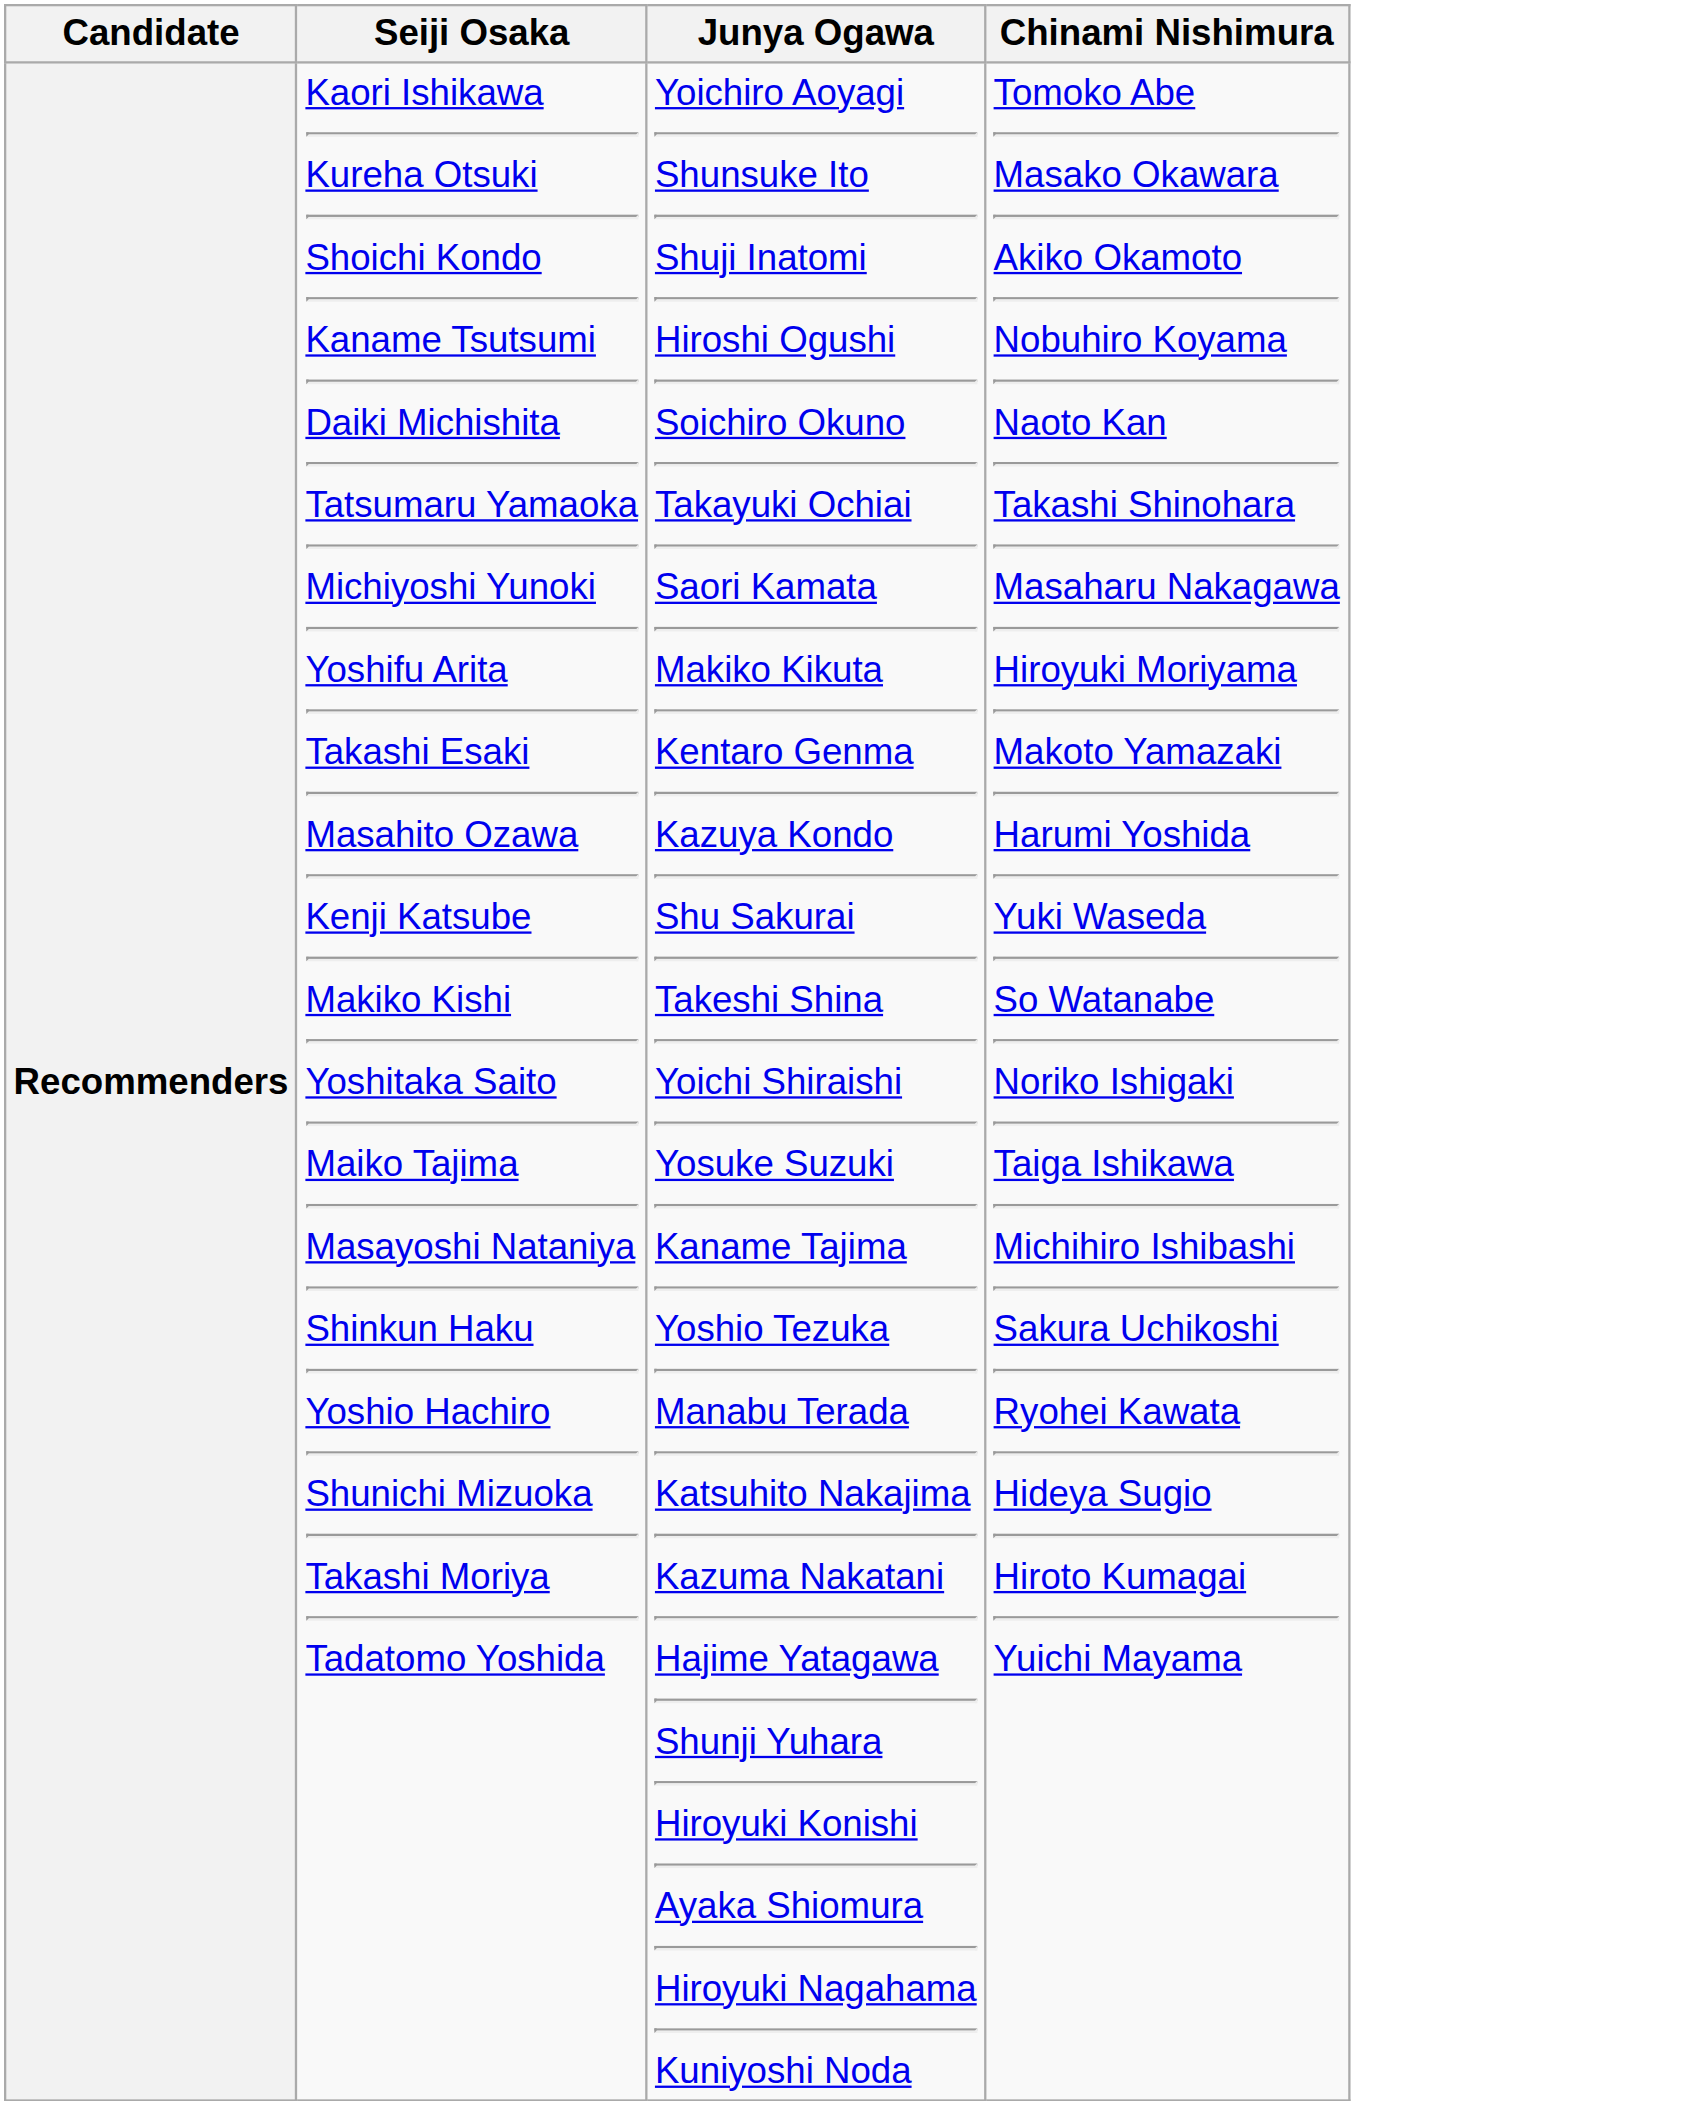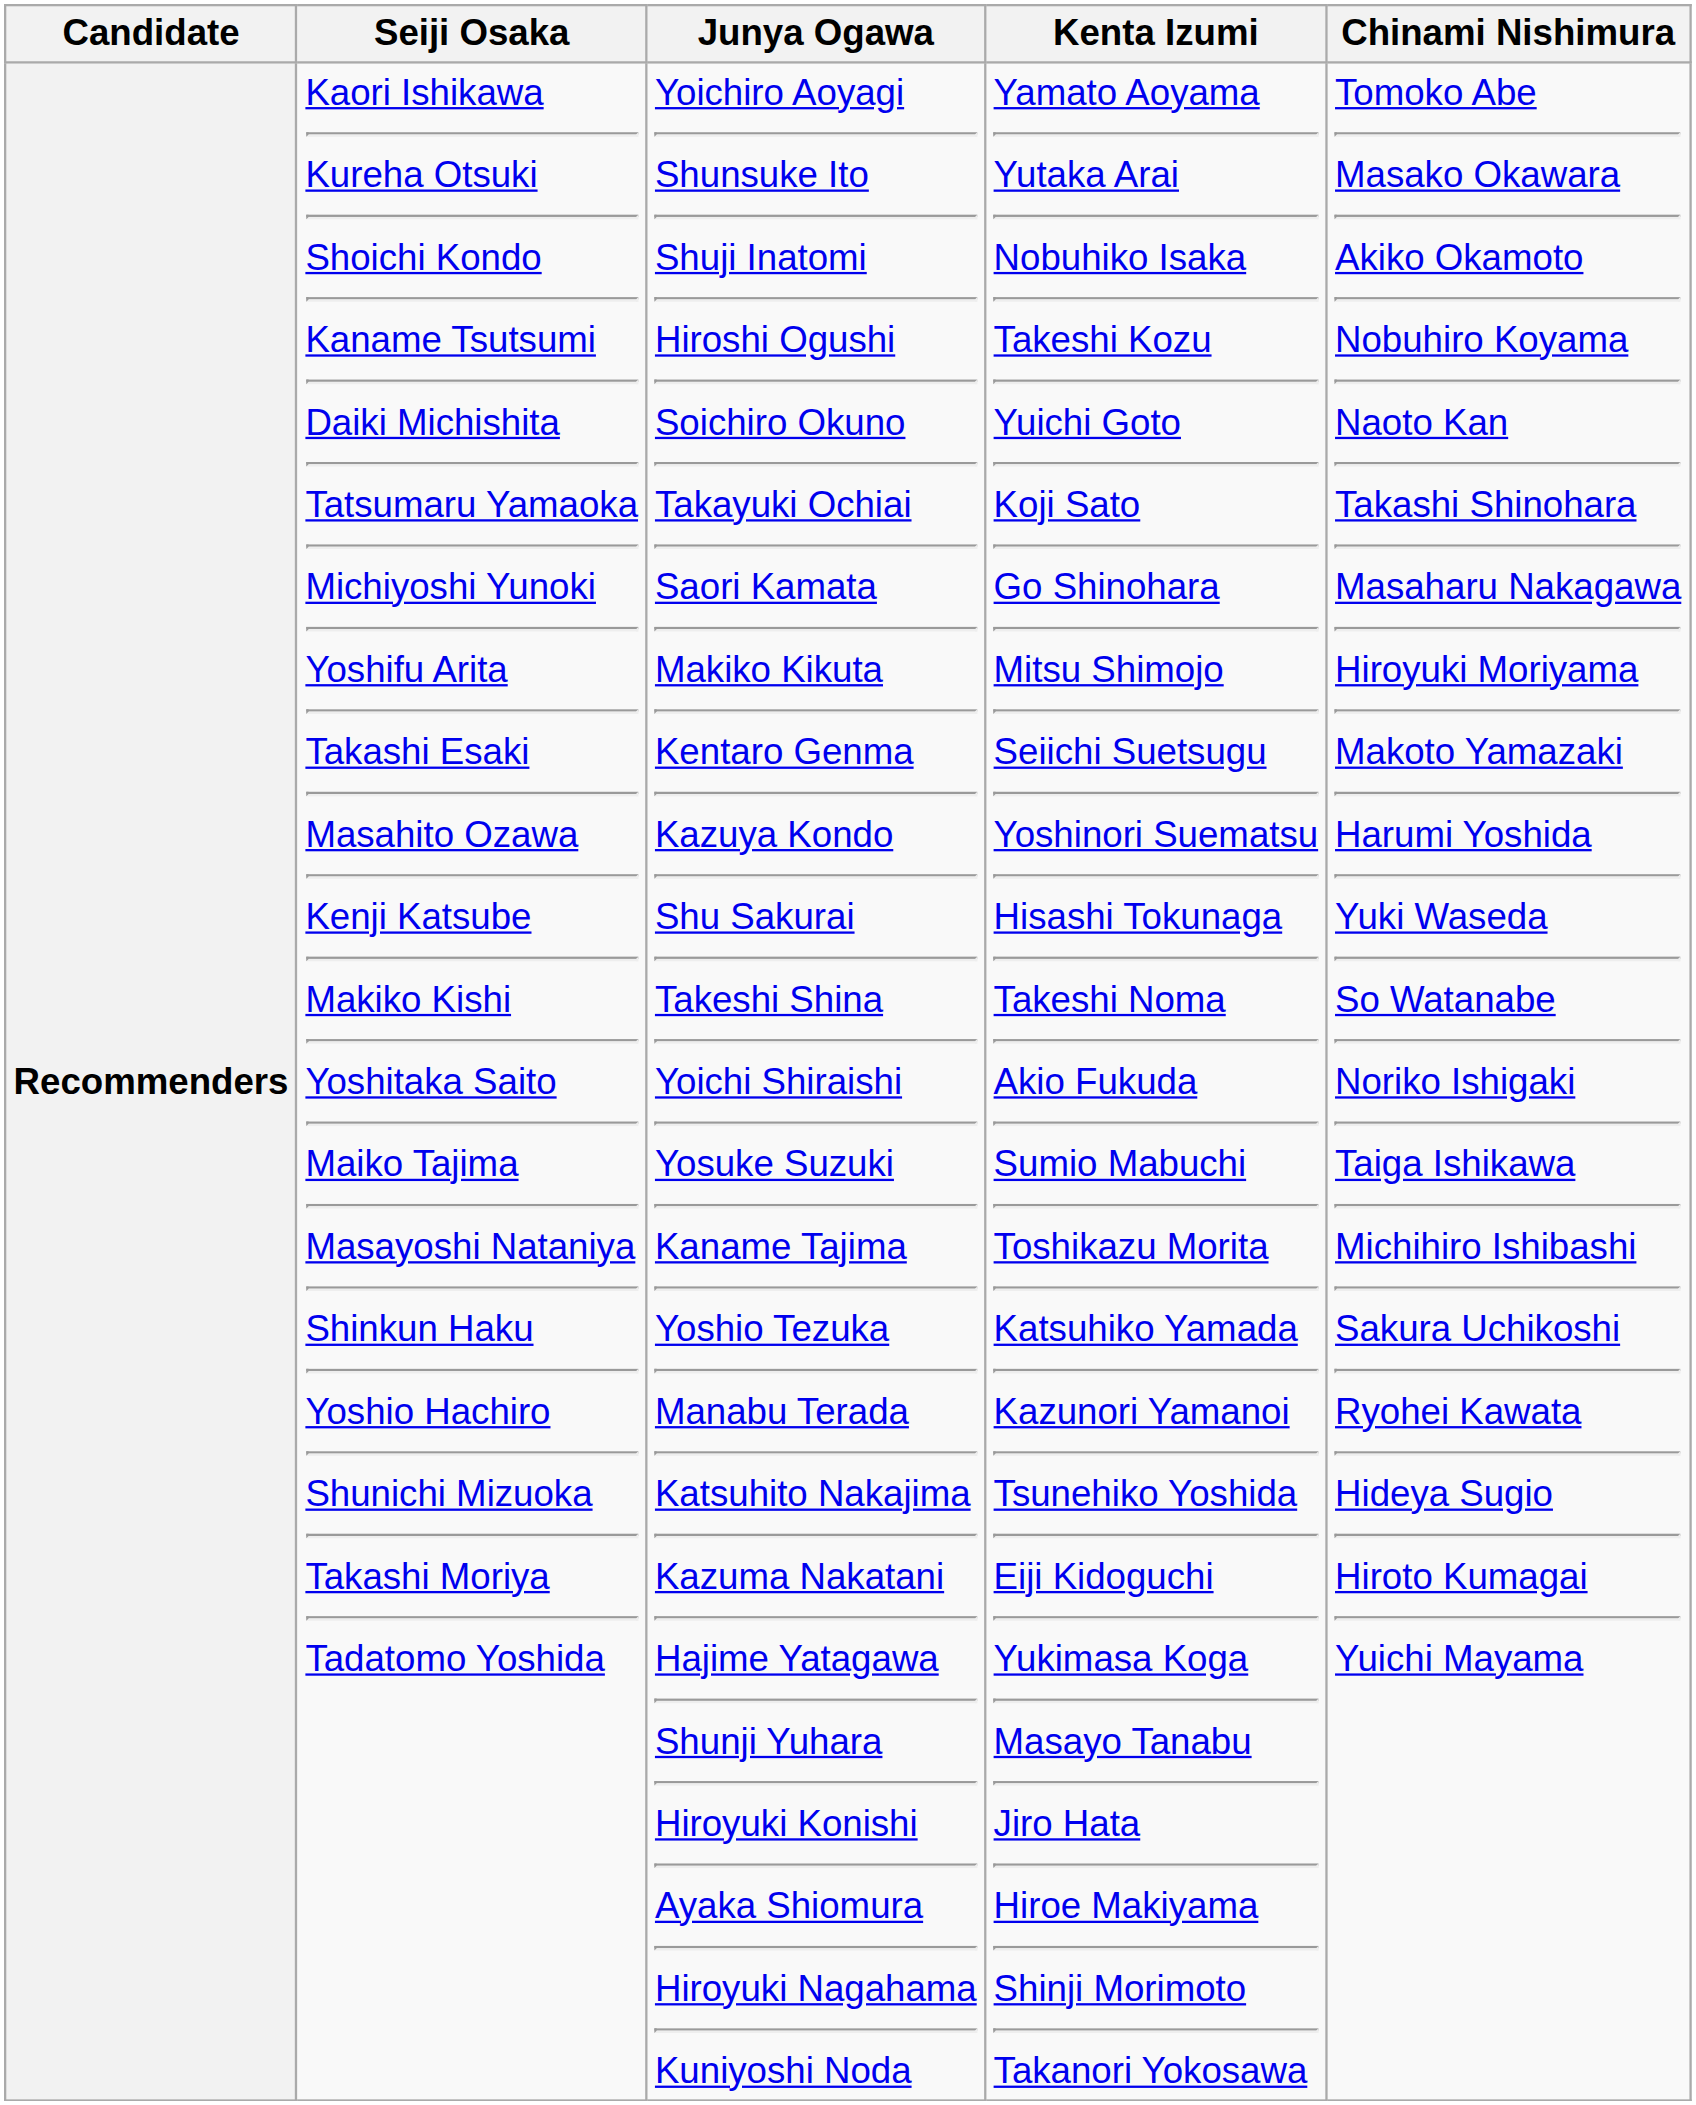+ column: (1156, 33)
